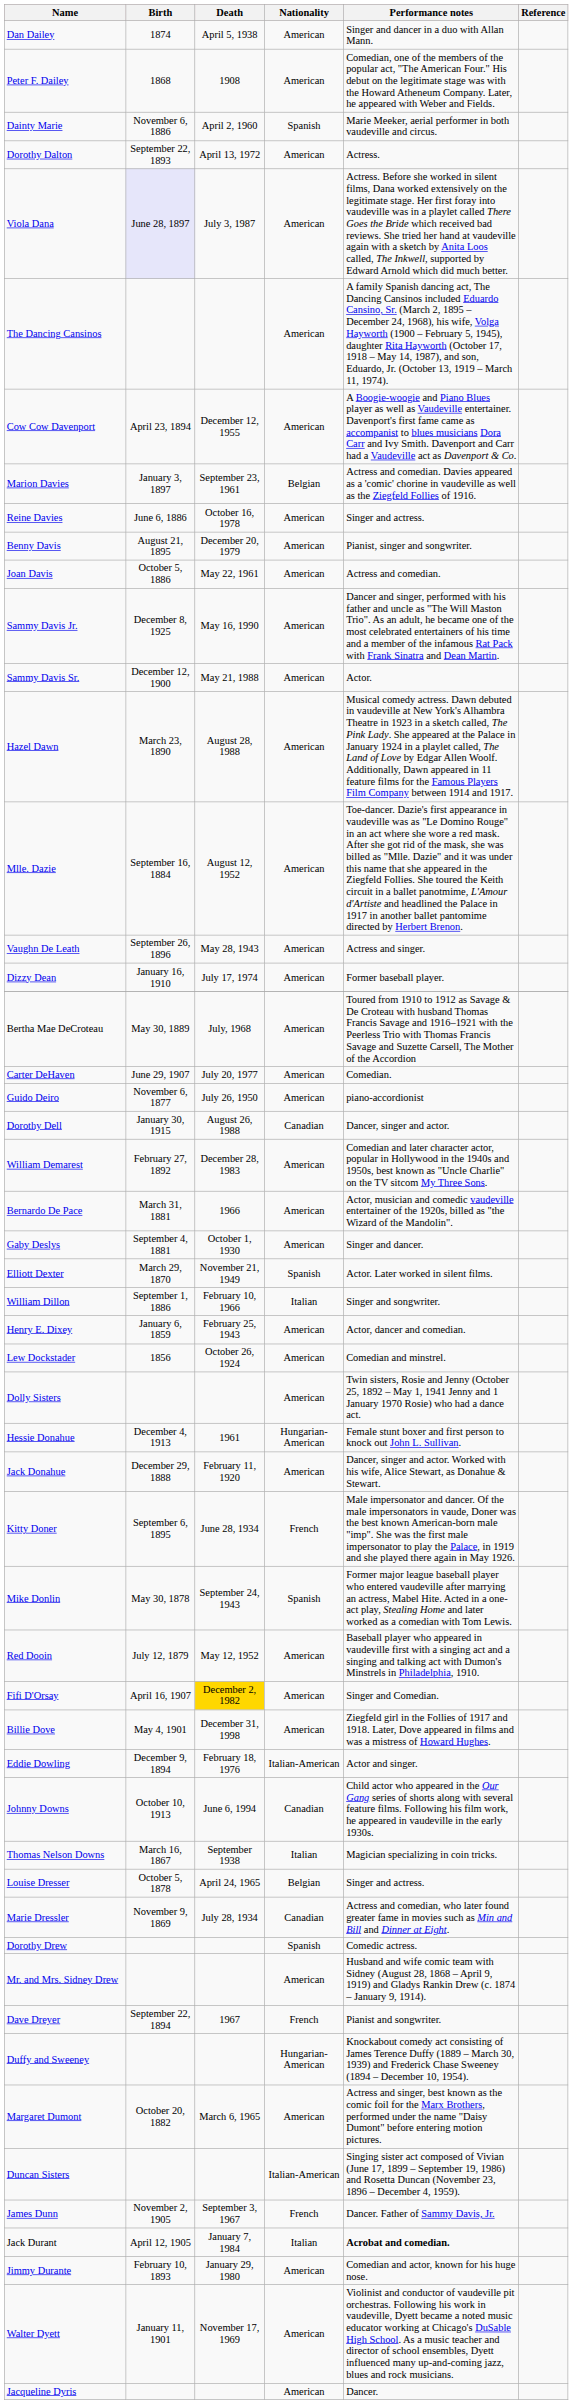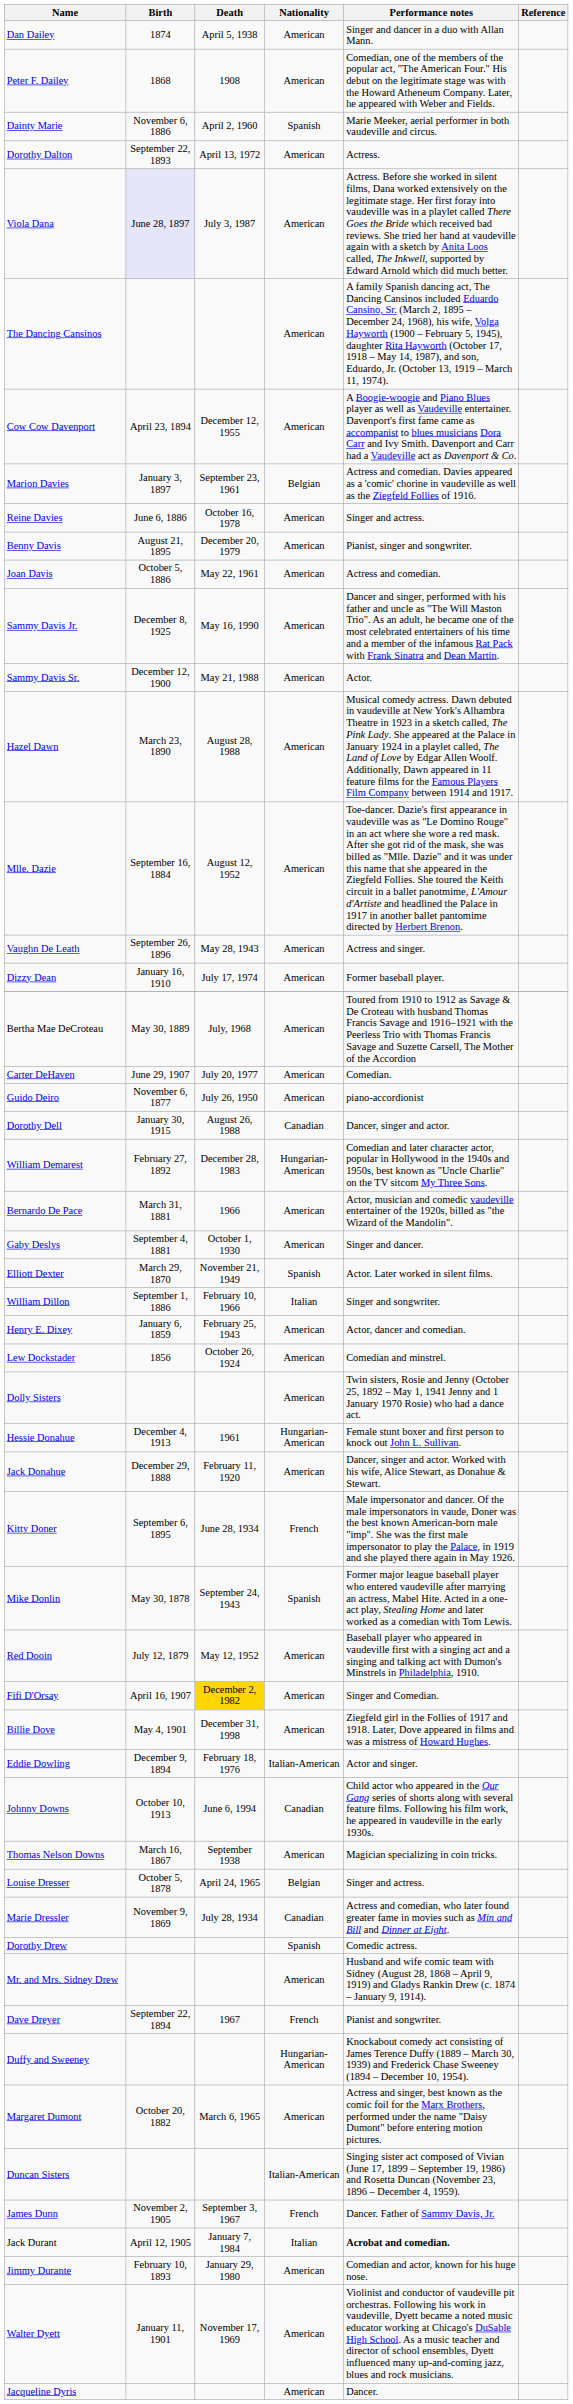(304, 1165) American -> (304, 1165) Hungarian-American
(304, 1855) Italian -> (304, 1855) American
